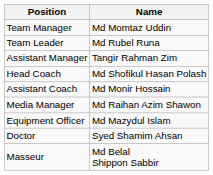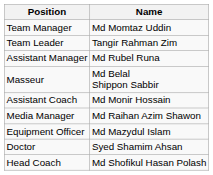(126, 43) Md Rubel Runa -> (134, 43) Tangir Rahman Zim
(134, 58) Tangir Rahman Zim -> (126, 58) Md Rubel Runa
rows swapped: (34, 74) <-> (25, 157)
